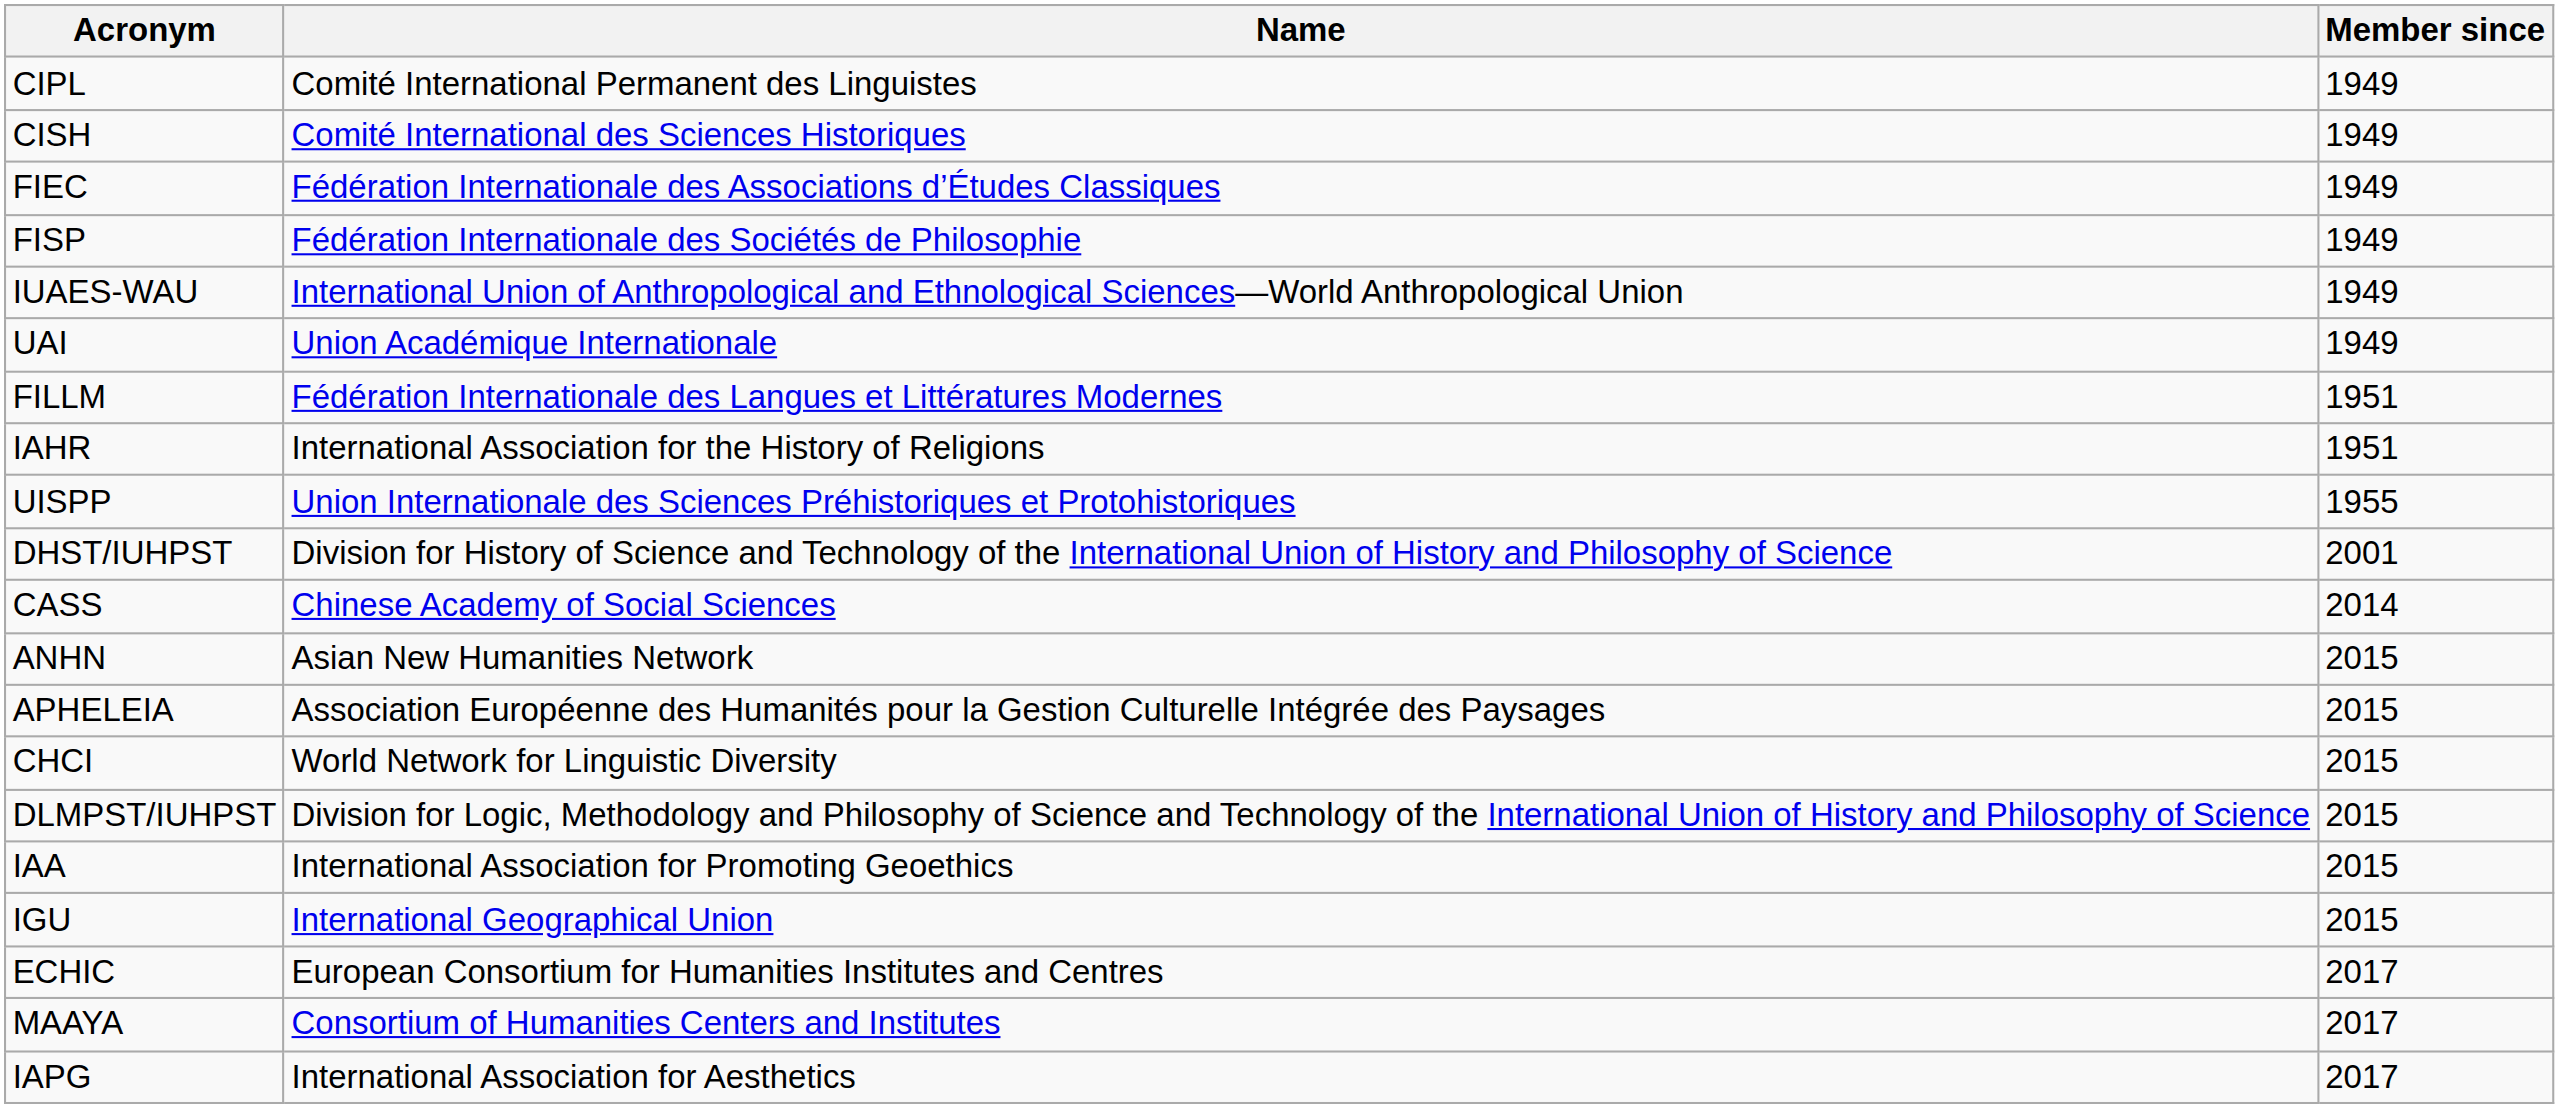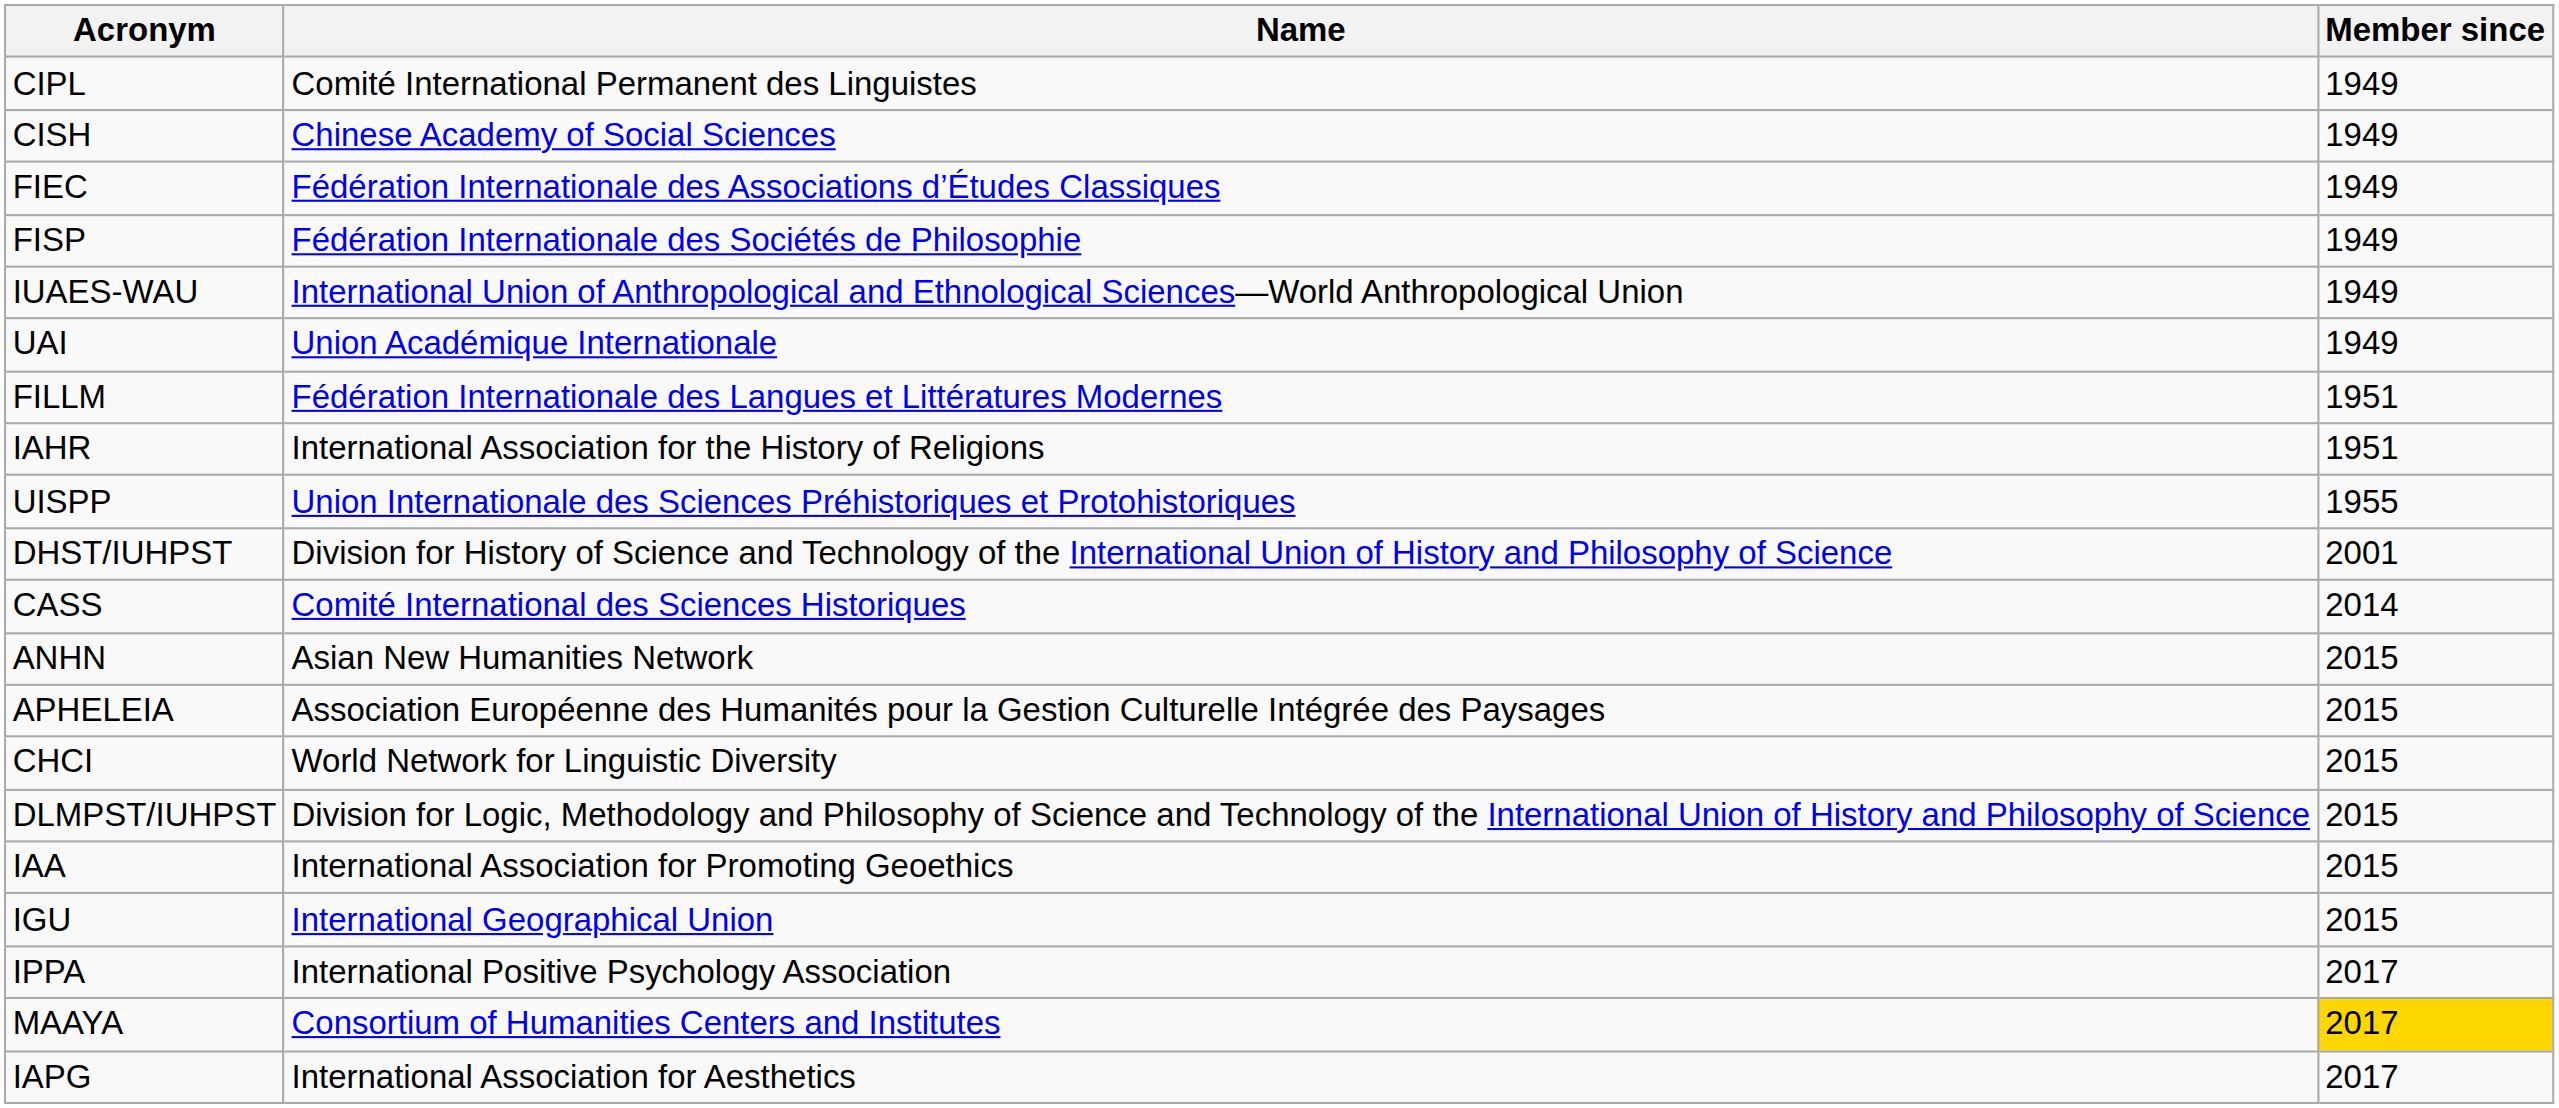(629, 135) Comité International des Sciences Historiques -> (564, 135) Chinese Academy of Social Sciences
(564, 605) Chinese Academy of Social Sciences -> (629, 605) Comité International des Sciences Historiques
- row: (64, 971)
+ row: (49, 971)
(2362, 1023) no background -> (2362, 1023) gold background
